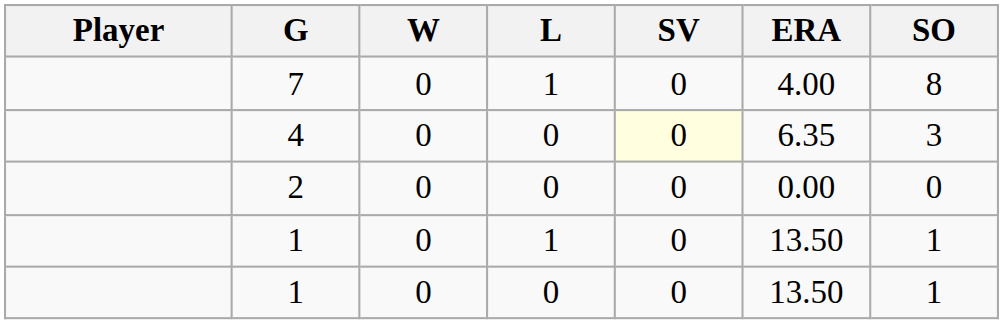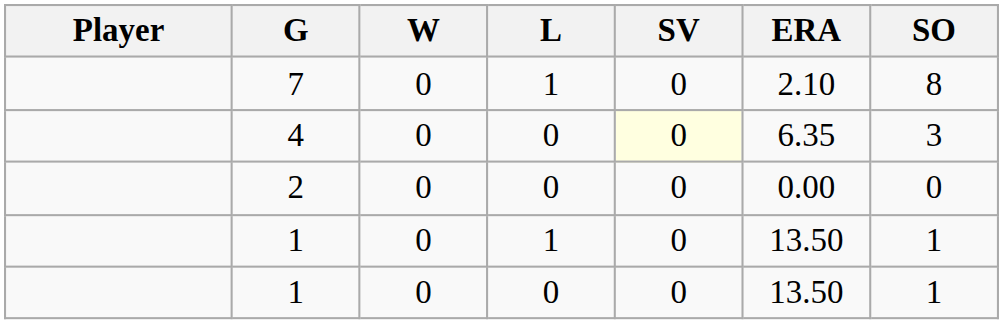(806, 82) 4.00 -> (806, 82) 2.10
